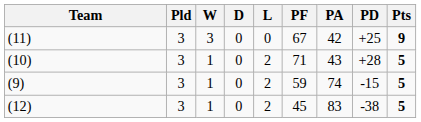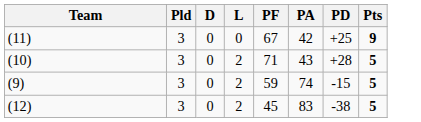- column: (210, 15)
